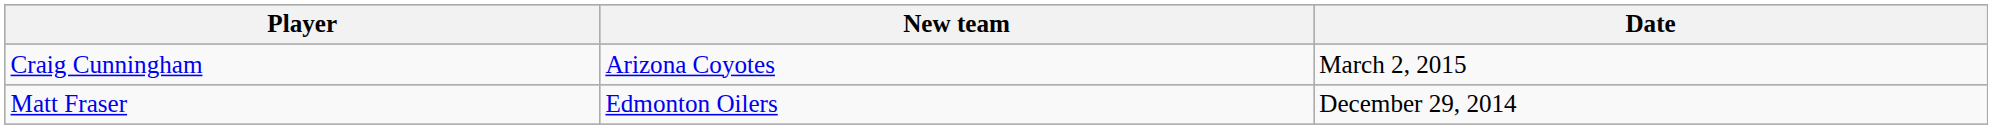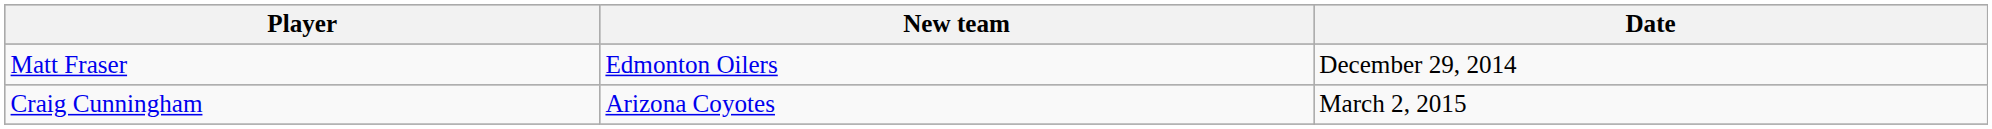rows swapped: (69, 104) <-> (107, 64)
